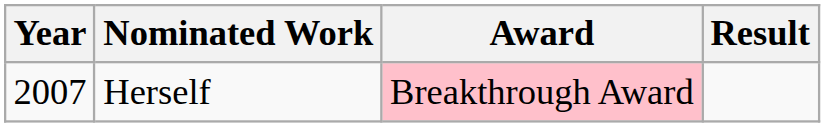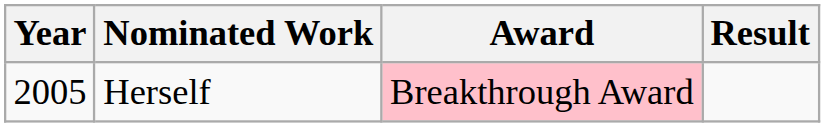(50, 91) 2007 -> (50, 91) 2005
